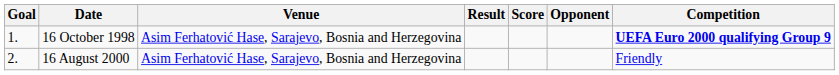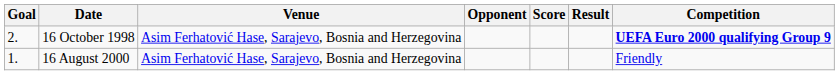columns swapped: (580, 15) <-> (486, 15)
(13, 37) 1. -> (13, 37) 2.
(13, 59) 2. -> (13, 59) 1.
